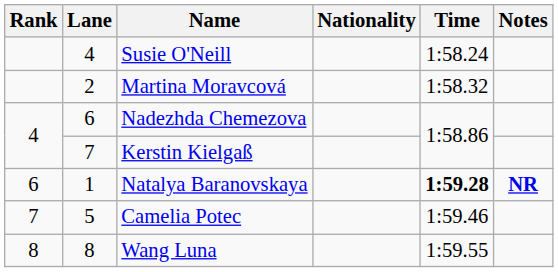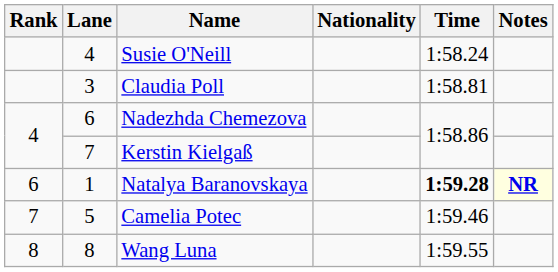- row: (204, 86)
+ row: (173, 86)
(523, 184) no background -> (523, 184) lightyellow background
